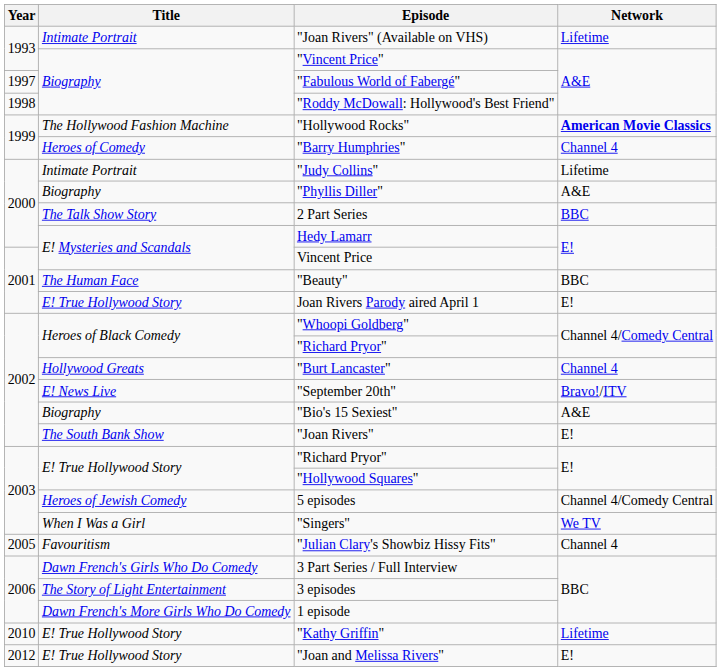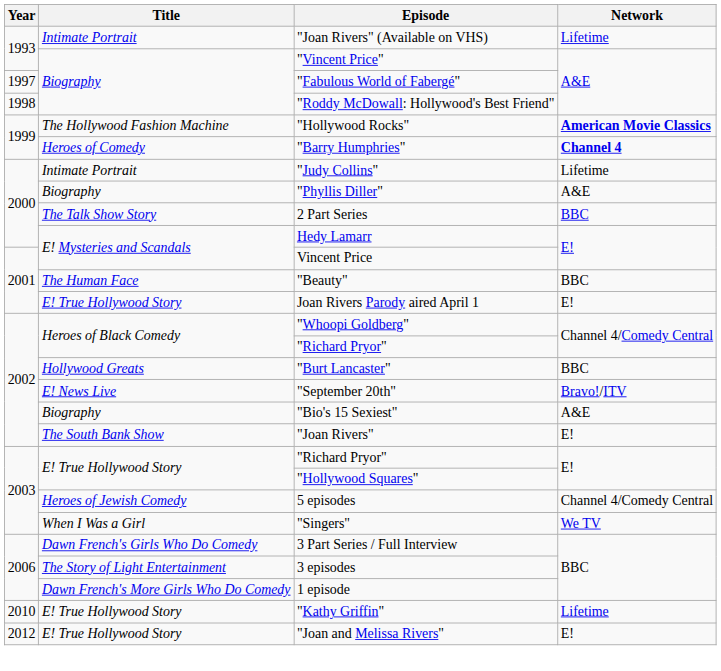(589, 147) normal -> (591, 147) bold
(589, 368) Channel 4 -> (575, 368) BBC
- row: (76, 545)
